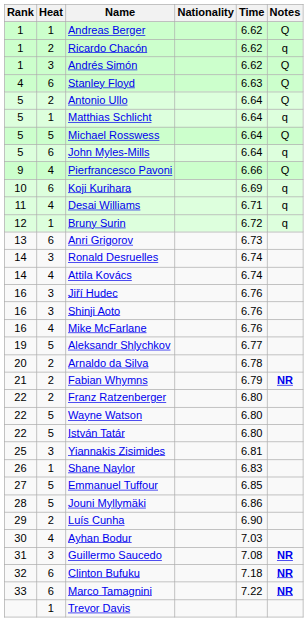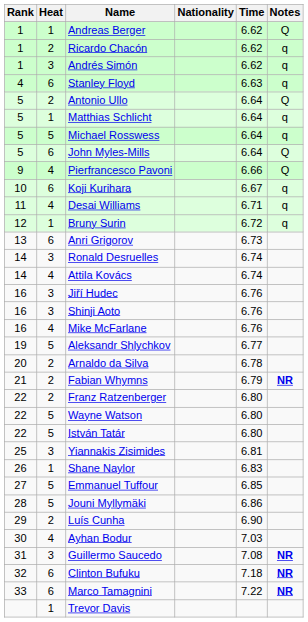(285, 65) Q -> (285, 65) q
(285, 83) Q -> (285, 83) q
(285, 135) Q -> (285, 135) q
(285, 153) q -> (285, 153) Q
(252, 188) 6.69 -> (252, 188) 6.67
